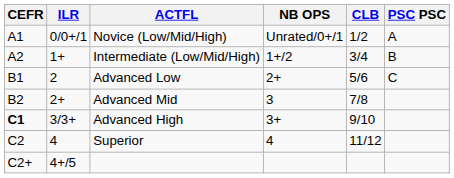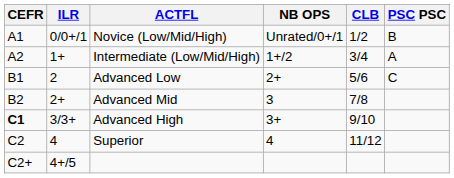(392, 36) A -> (392, 36) B
(392, 57) B -> (392, 57) A
